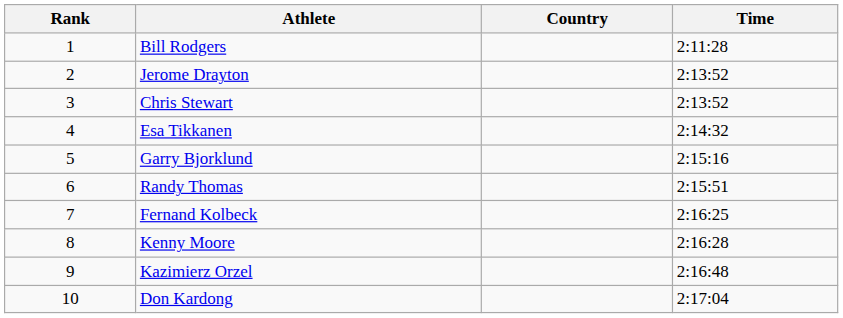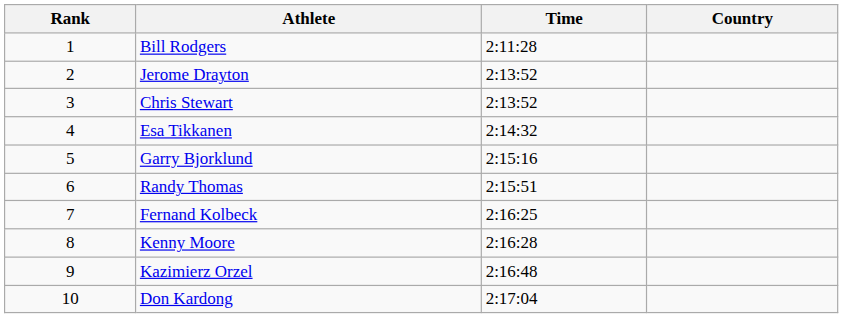columns swapped: (577, 18) <-> (755, 18)
